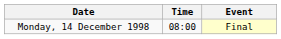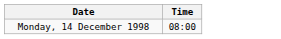- column: (239, 12)
